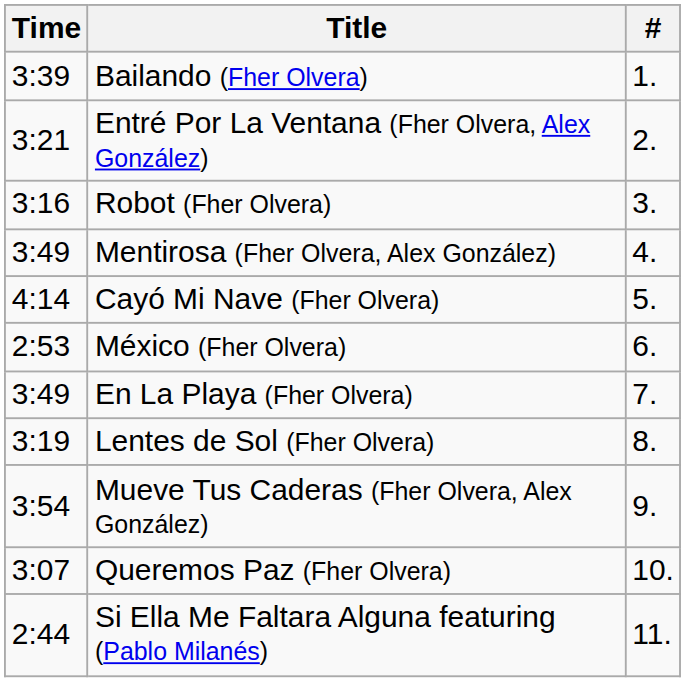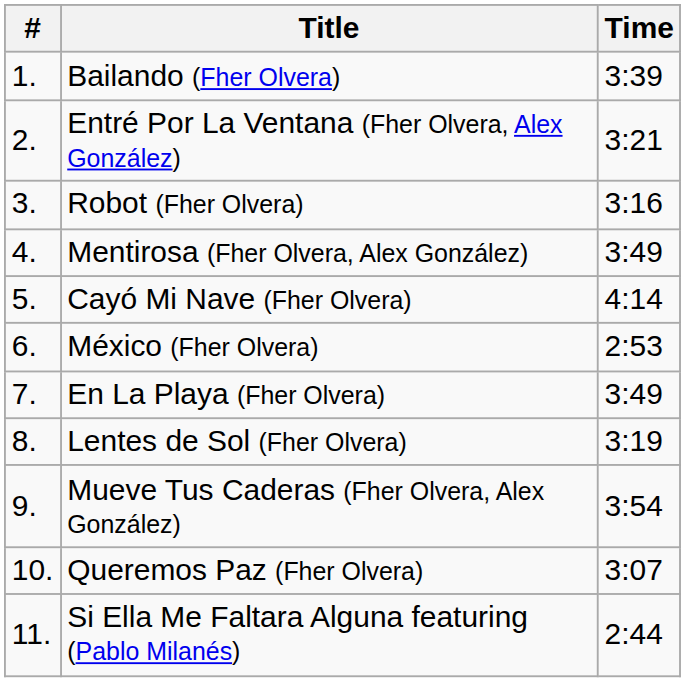columns swapped: (653, 28) <-> (46, 28)
